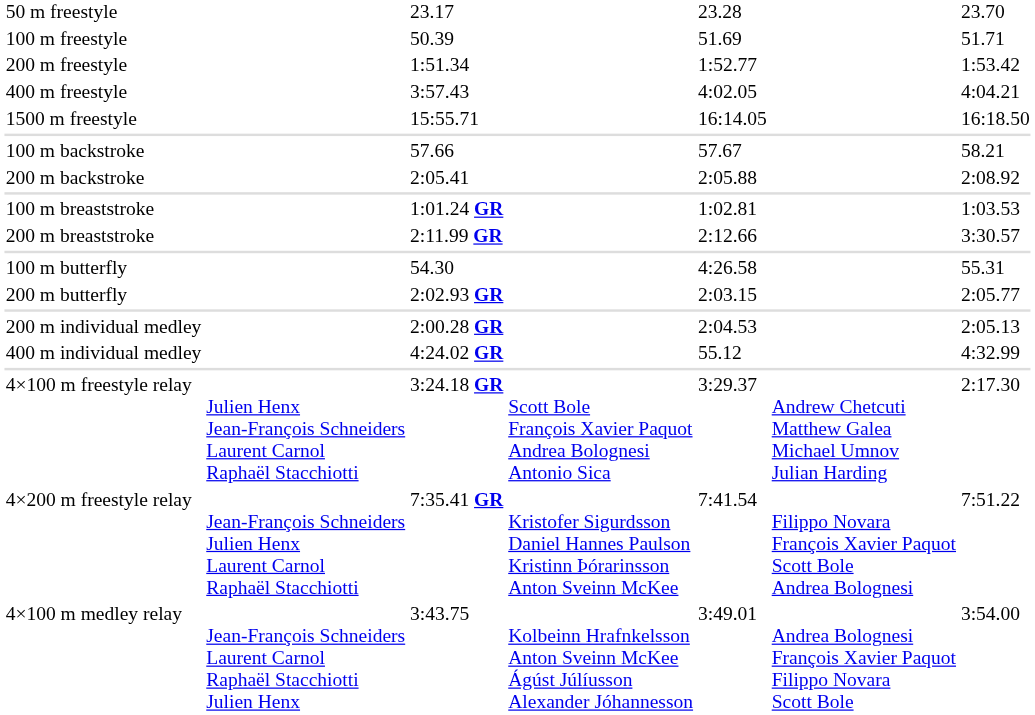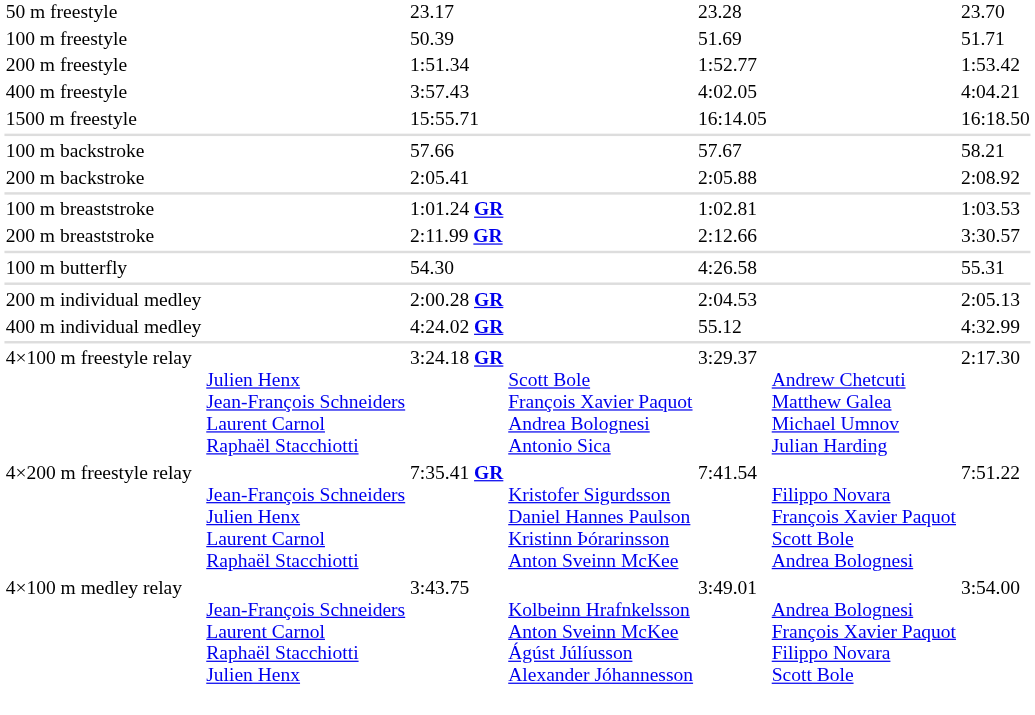- row: (66, 294)
